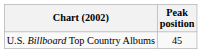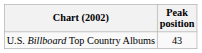(177, 40) 45 -> (177, 40) 43
